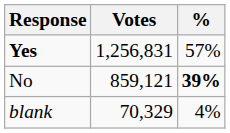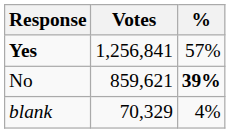(134, 50) 1,256,831 -> (134, 50) 1,256,841
(141, 81) 859,121 -> (141, 81) 859,621
